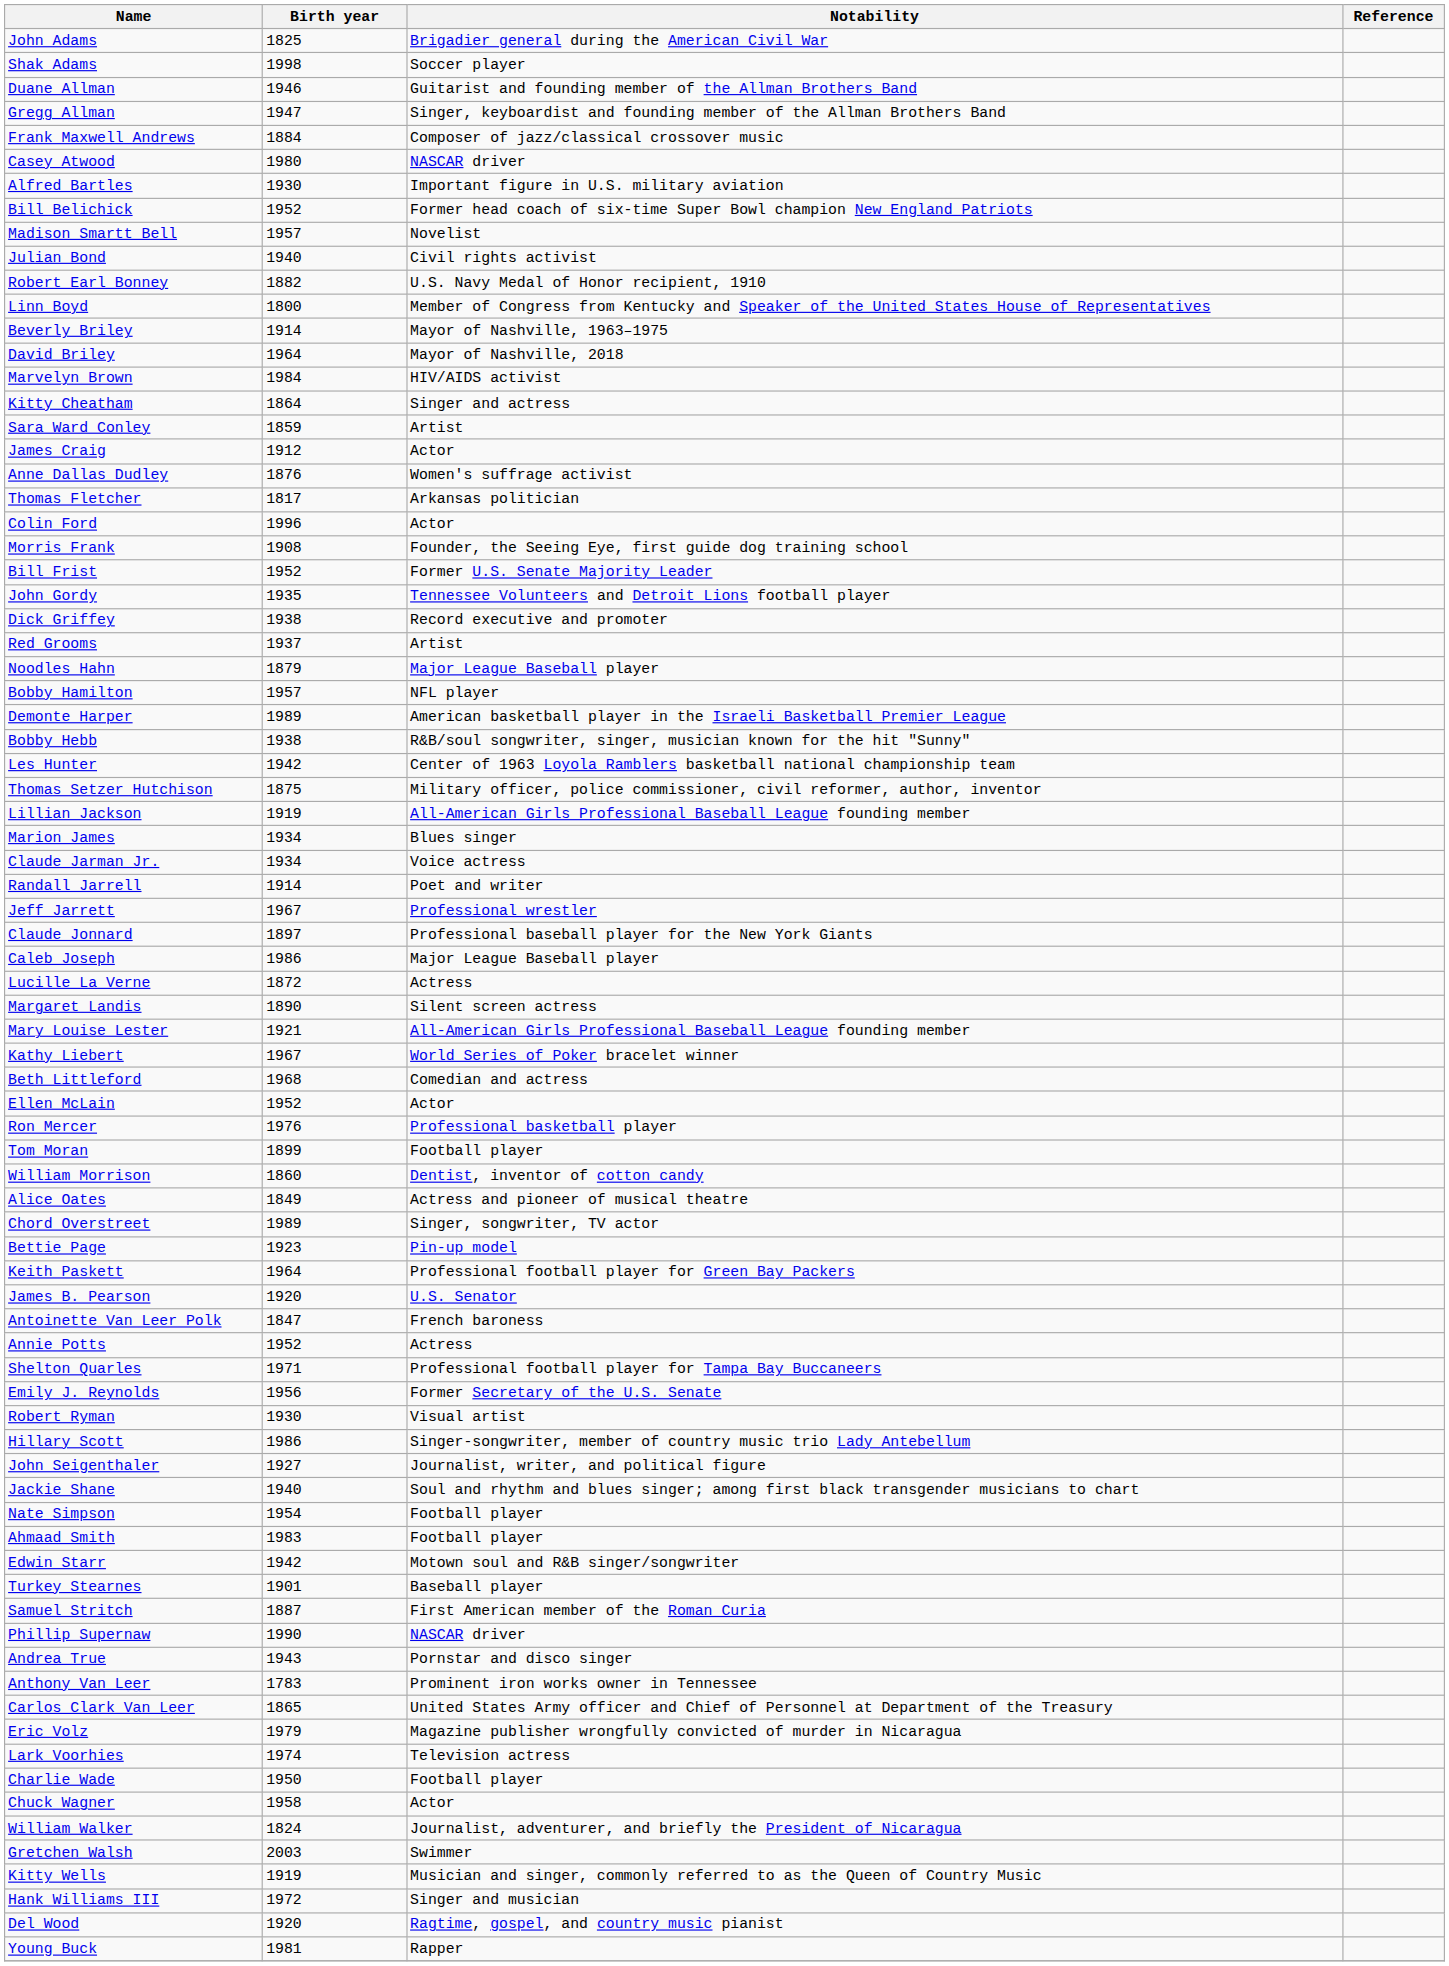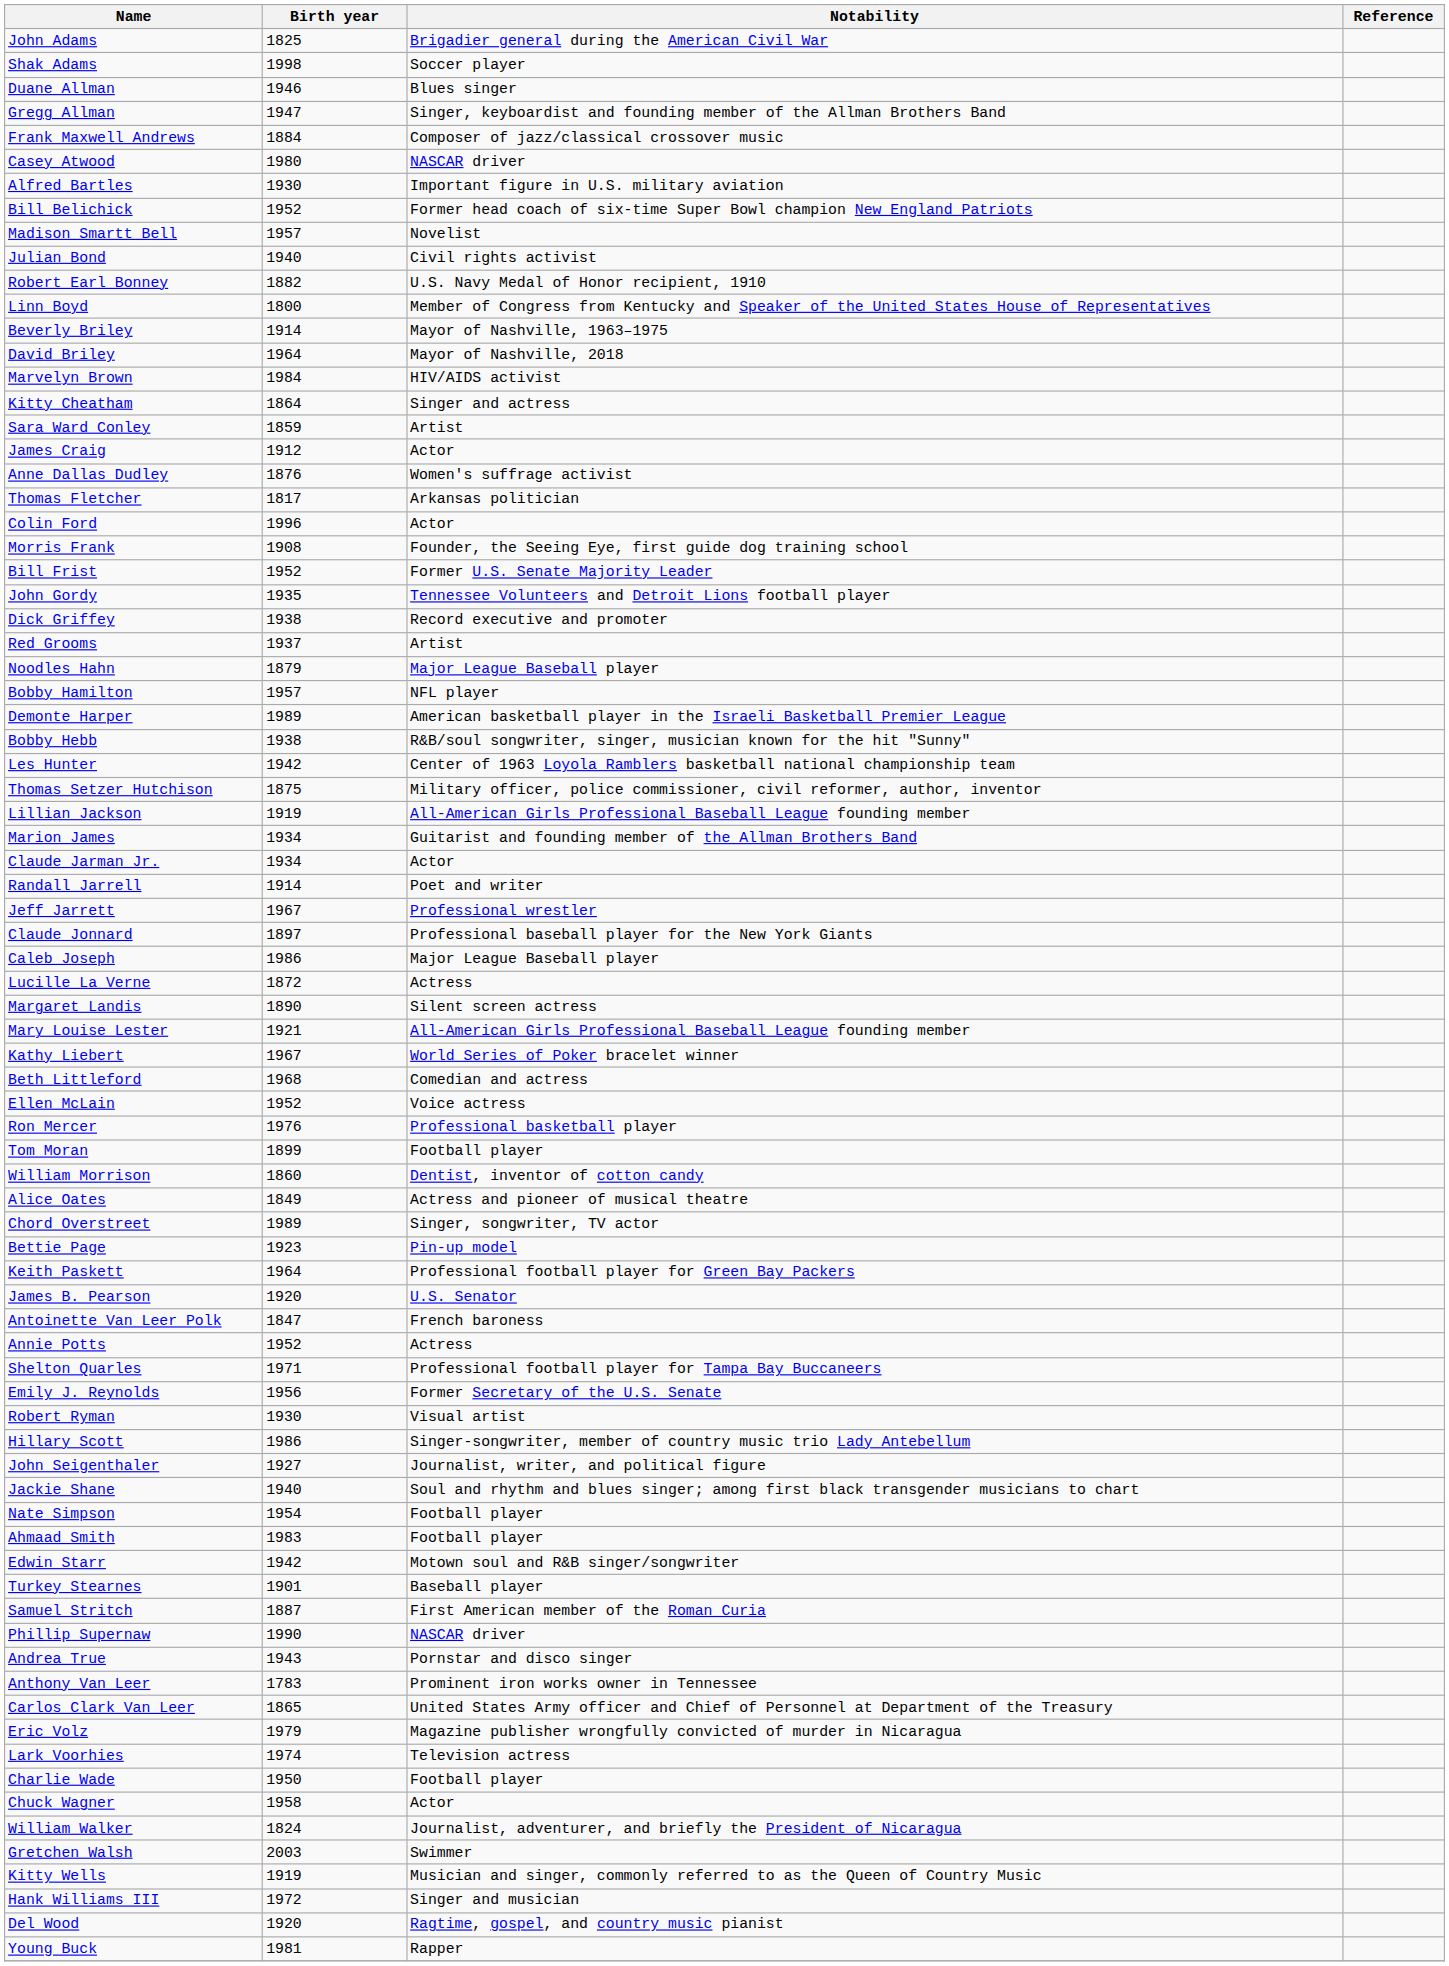(664, 89) Guitarist and founding member of the Allman Brothers Band -> (463, 89) Blues singer
(463, 838) Blues singer -> (664, 838) Guitarist and founding member of the Allman Brothers Band
(468, 862) Voice actress -> (432, 862) Actor
(432, 1104) Actor -> (468, 1104) Voice actress
